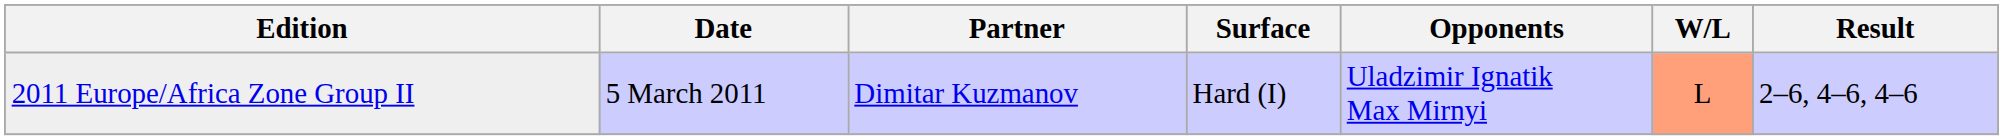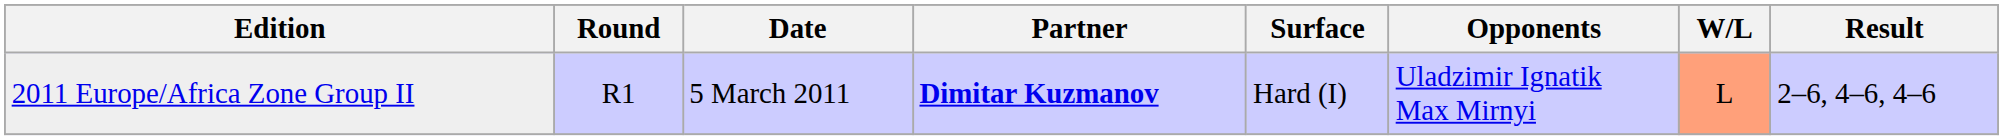+ column: (619, 28)
(966, 93) normal -> (1039, 93) bold
